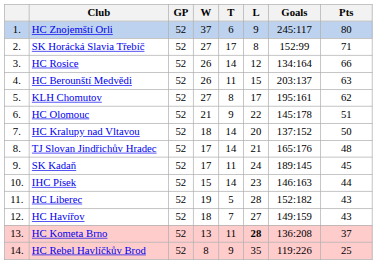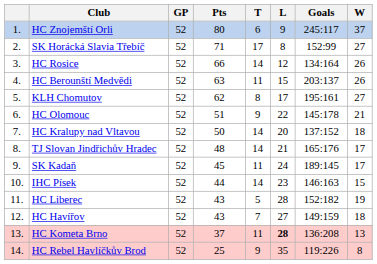columns swapped: (206, 13) <-> (346, 13)
